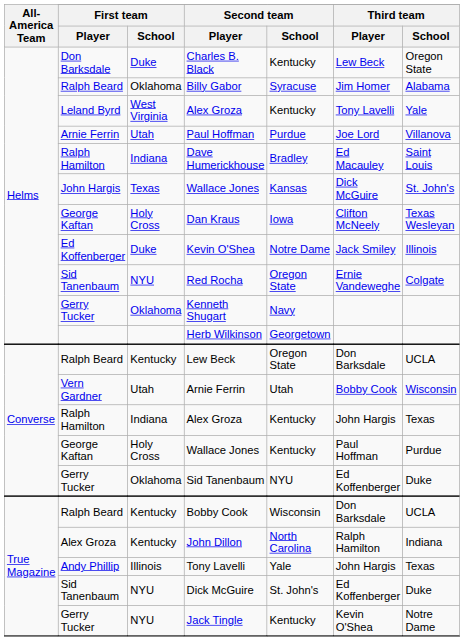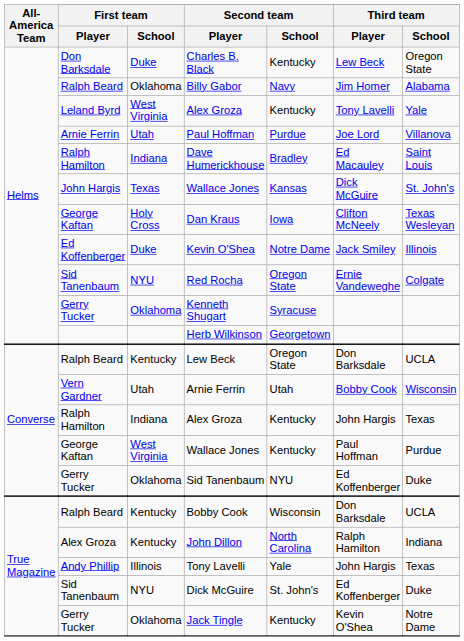(293, 86) Syracuse -> (282, 86) Navy
(282, 310) Navy -> (293, 310) Syracuse
(145, 450) Holy Cross -> (149, 450) West Virginia
(142, 620) NYU -> (156, 620) Oklahoma
